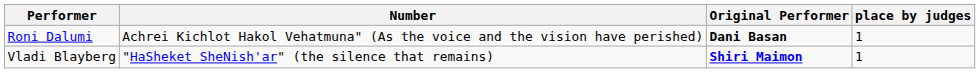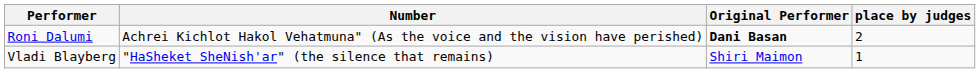(859, 36) 1 -> (859, 36) 2
(756, 57) bold -> (756, 57) normal
